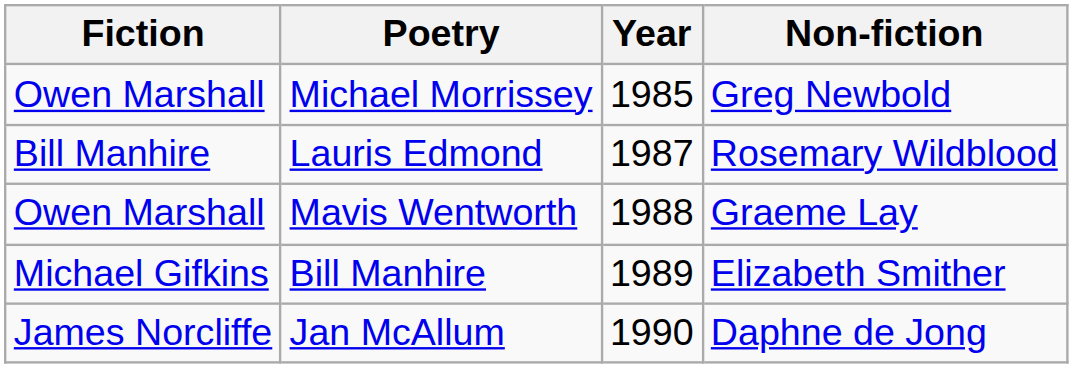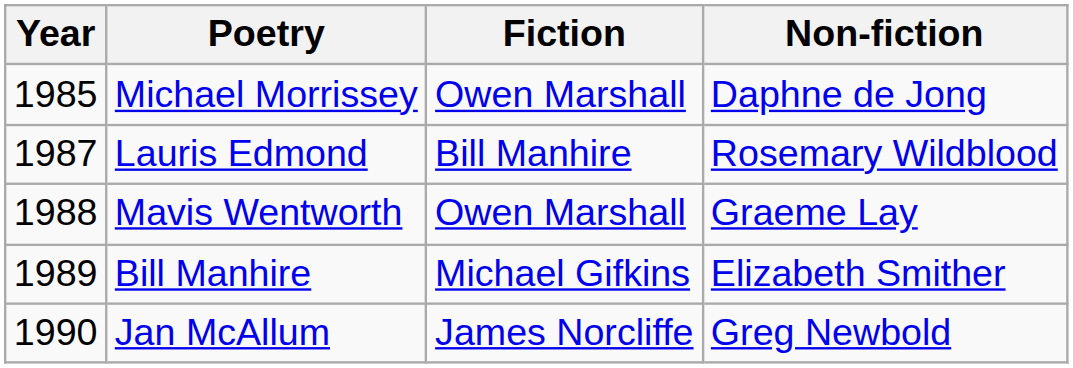columns swapped: (652, 34) <-> (143, 34)
(831, 93) Greg Newbold -> (849, 93) Daphne de Jong
(849, 332) Daphne de Jong -> (831, 332) Greg Newbold
